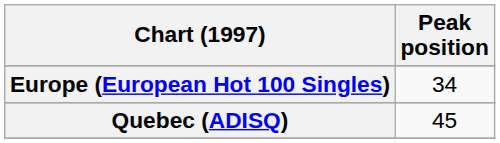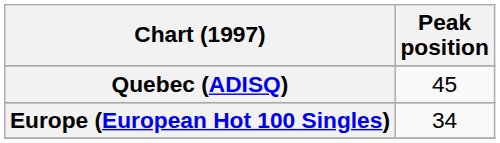rows swapped: (200, 84) <-> (200, 120)
